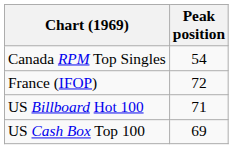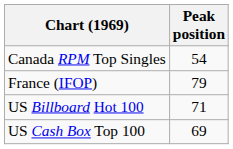(199, 82) 72 -> (199, 82) 79
